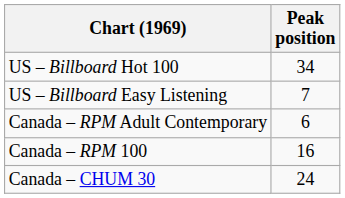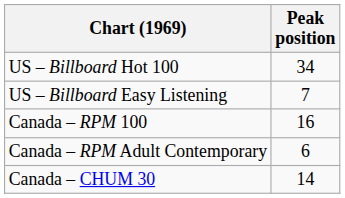rows swapped: (78, 151) <-> (138, 123)
(305, 179) 24 -> (305, 179) 14
